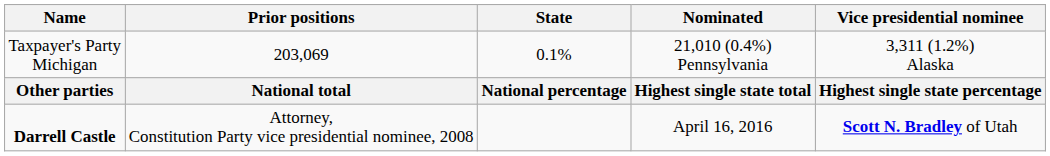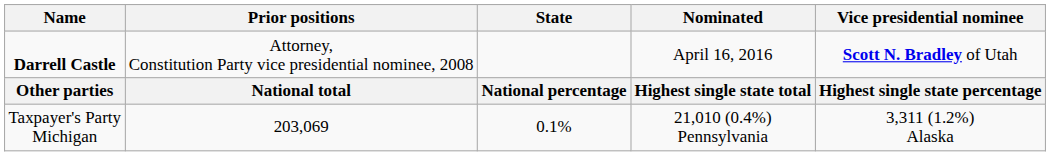rows swapped: (65, 136) <-> (65, 54)
